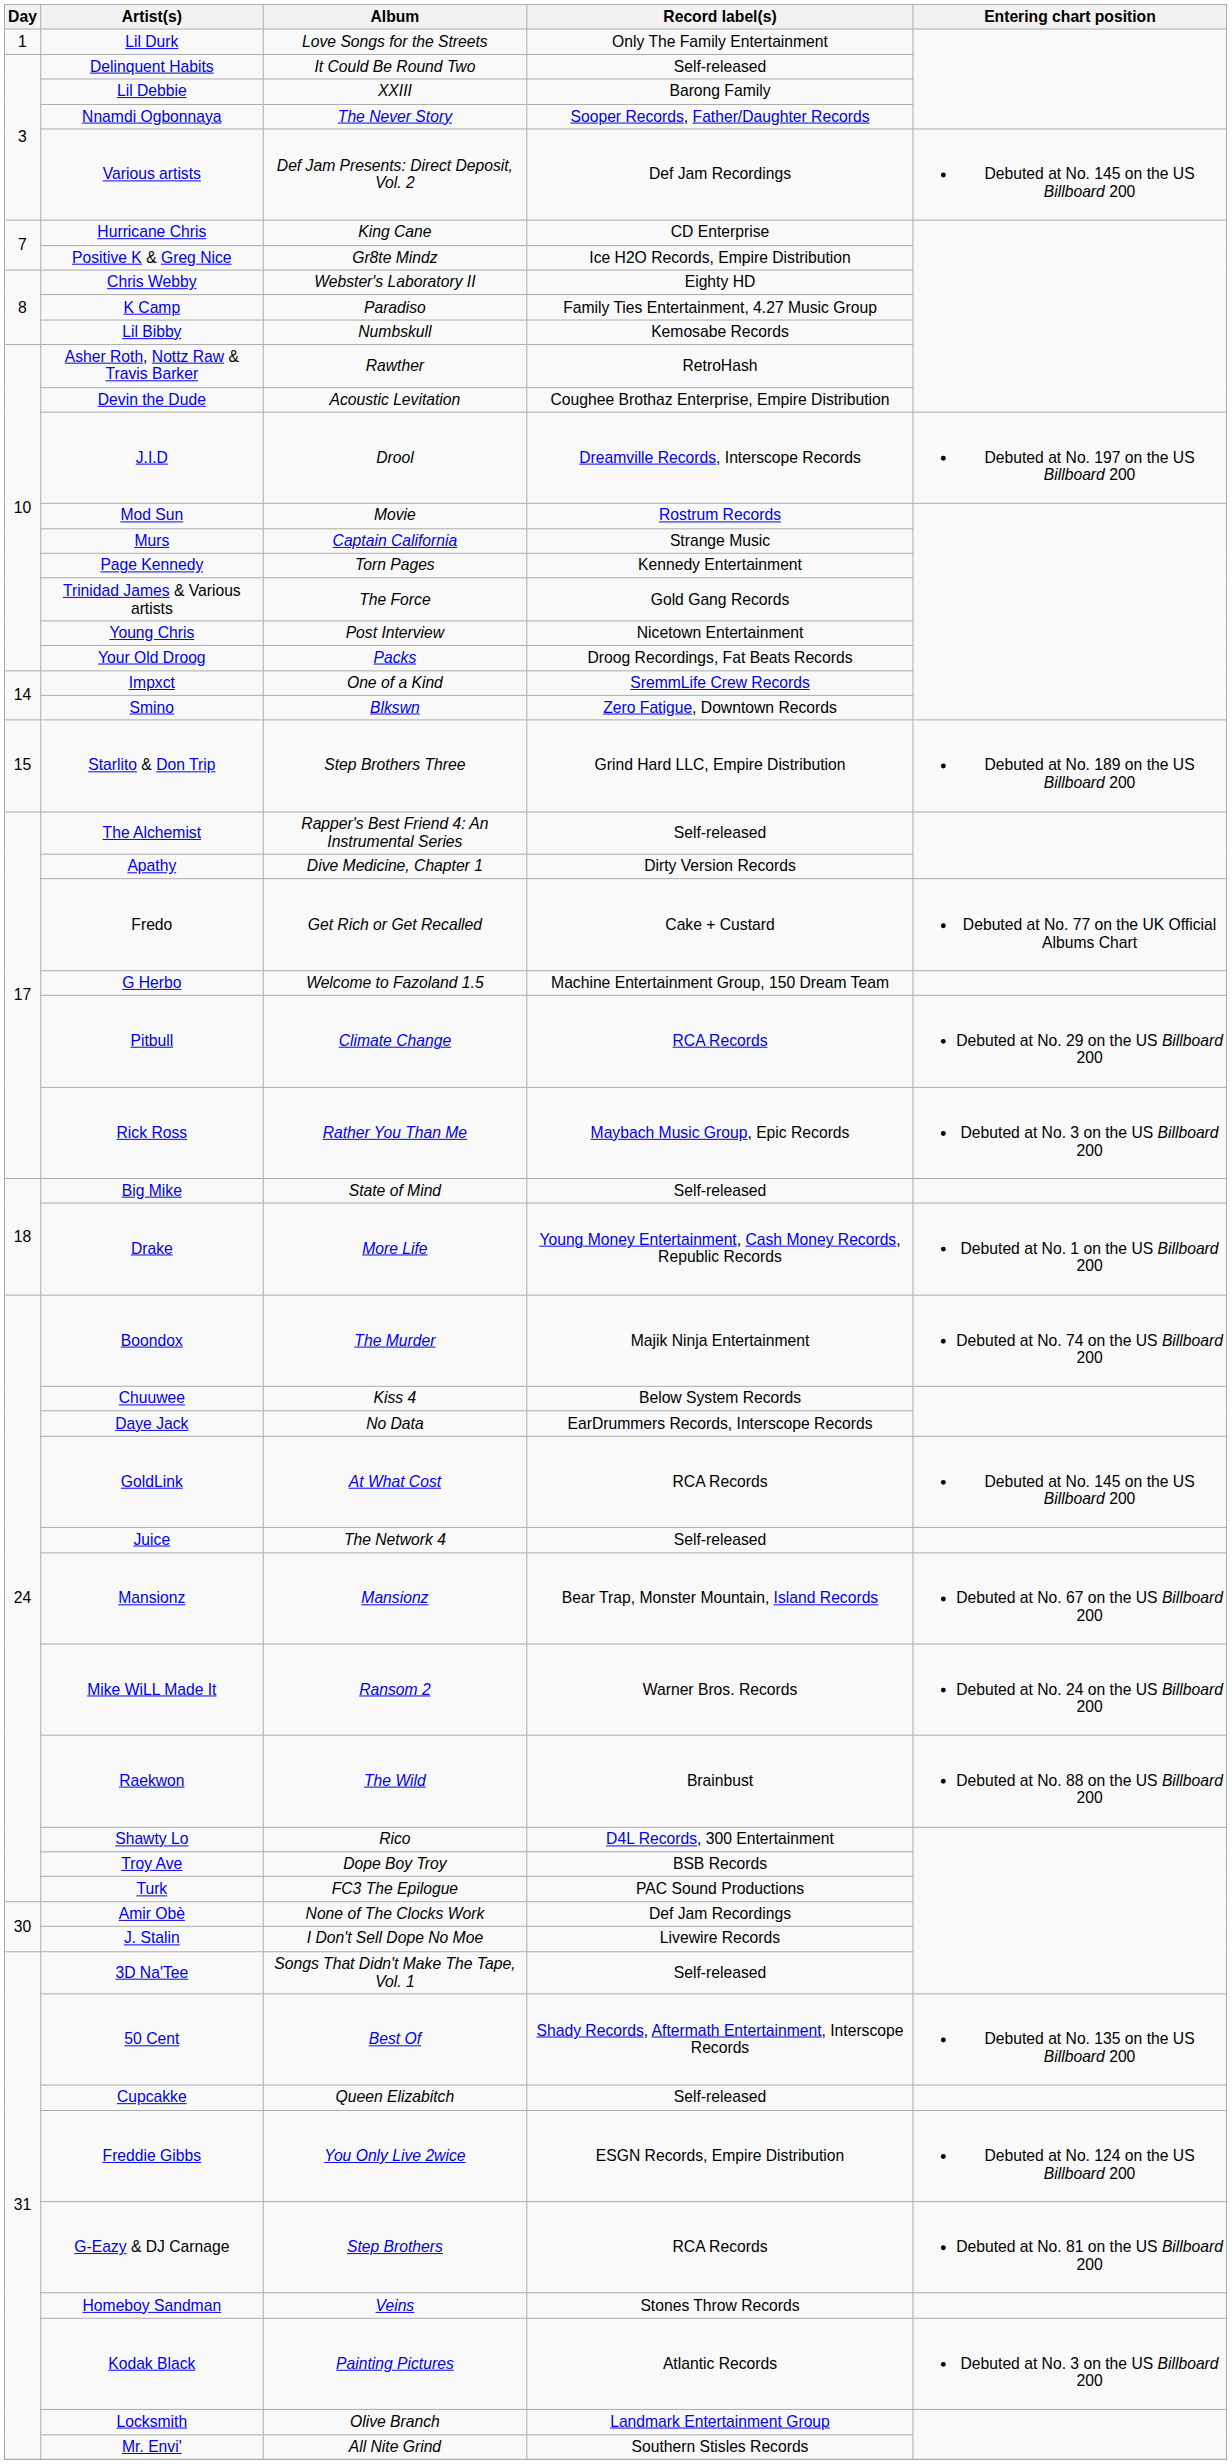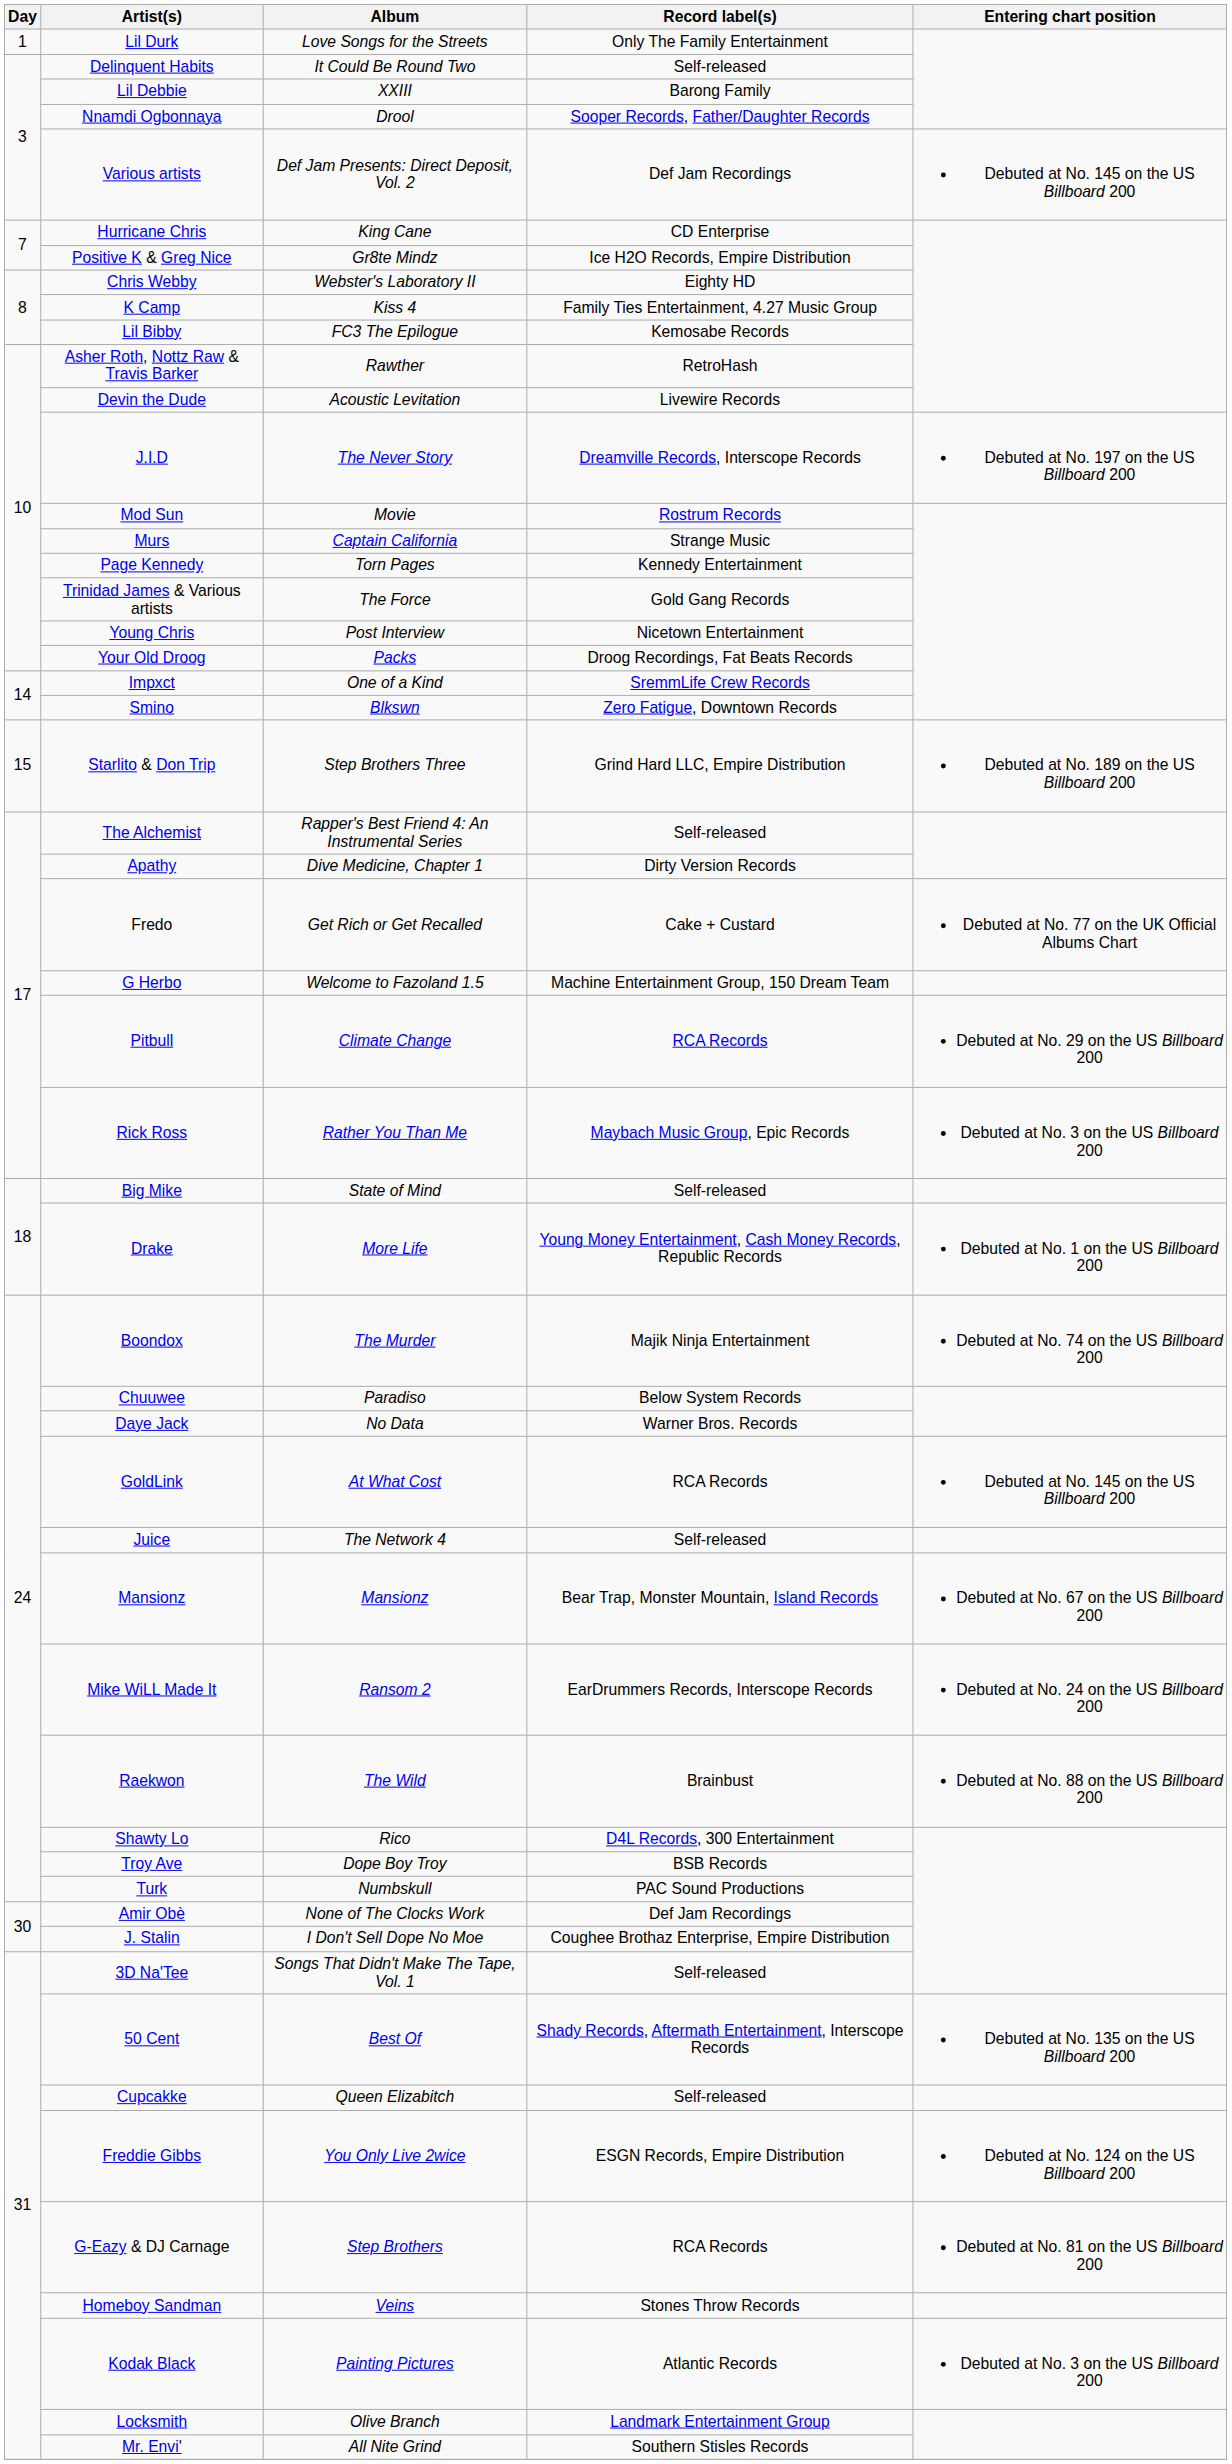(395, 116) The Never Story -> (395, 116) Drool
(395, 307) Paradiso -> (395, 307) Kiss 4
(395, 332) Numbskull -> (395, 332) FC3 The Epilogue
(720, 399) Coughee Brothaz Enterprise, Empire Distribution -> (720, 399) Livewire Records
(395, 457) Drool -> (395, 457) The Never Story
(395, 1398) Kiss 4 -> (395, 1398) Paradiso
(720, 1423) EarDrummers Records, Interscope Records -> (720, 1423) Warner Bros. Records
(720, 1689) Warner Bros. Records -> (720, 1689) EarDrummers Records, Interscope Records
(395, 1889) FC3 The Epilogue -> (395, 1889) Numbskull
(720, 1938) Livewire Records -> (720, 1938) Coughee Brothaz Enterprise, Empire Distribution
